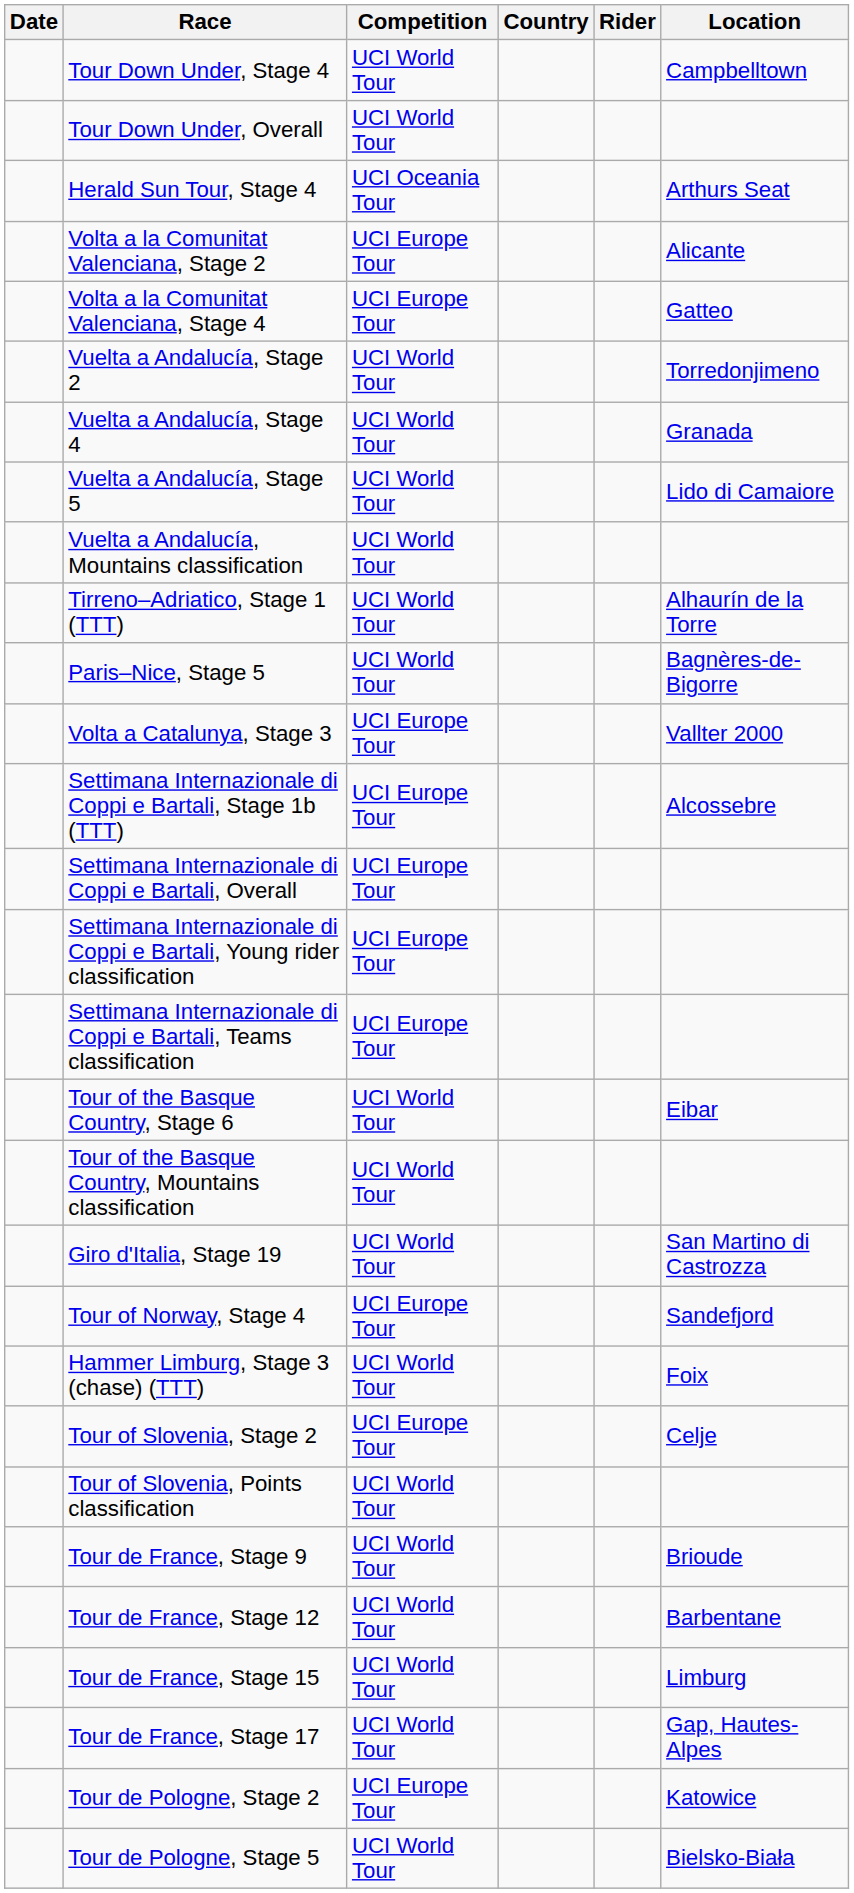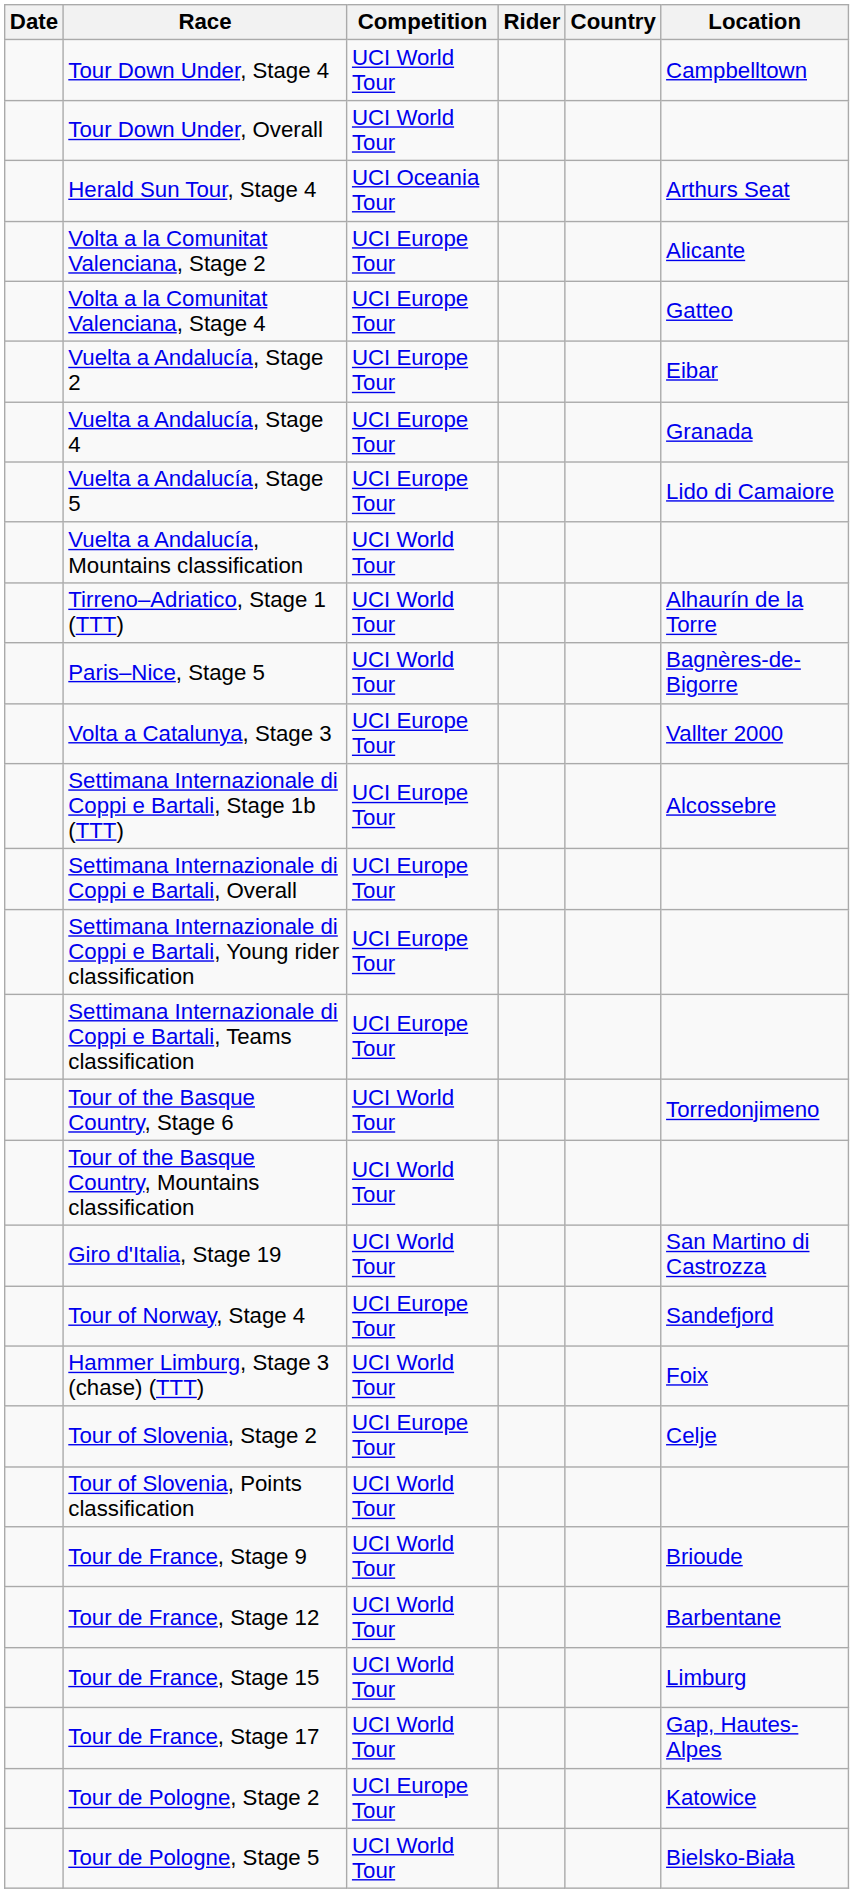columns swapped: (627, 22) <-> (546, 22)
(403, 371) UCI World Tour -> (410, 371) UCI Europe Tour
(743, 371) Torredonjimeno -> (692, 371) Eibar
(403, 431) UCI World Tour -> (410, 431) UCI Europe Tour
(403, 491) UCI World Tour -> (410, 491) UCI Europe Tour
(692, 1109) Eibar -> (743, 1109) Torredonjimeno
